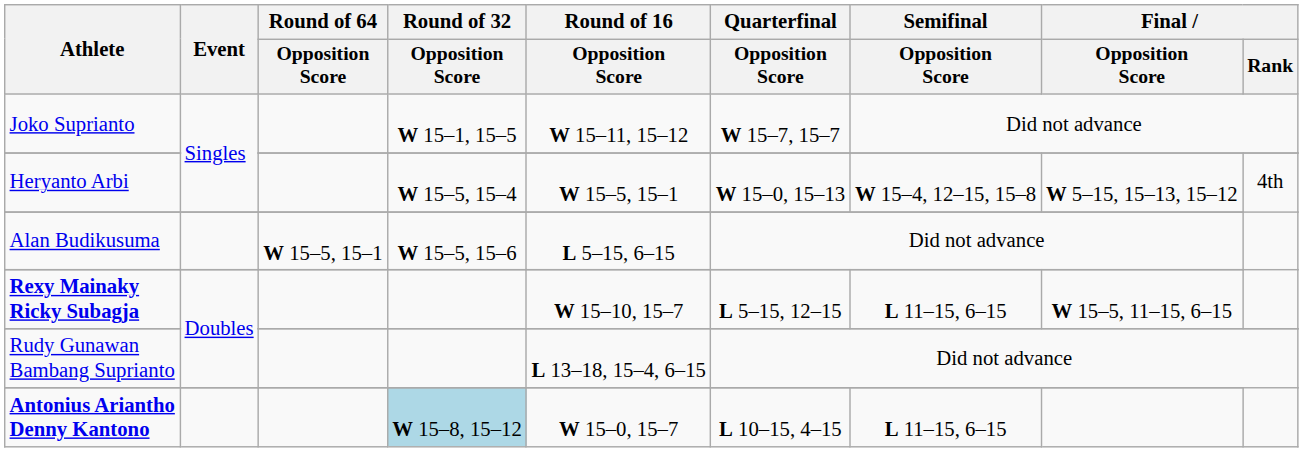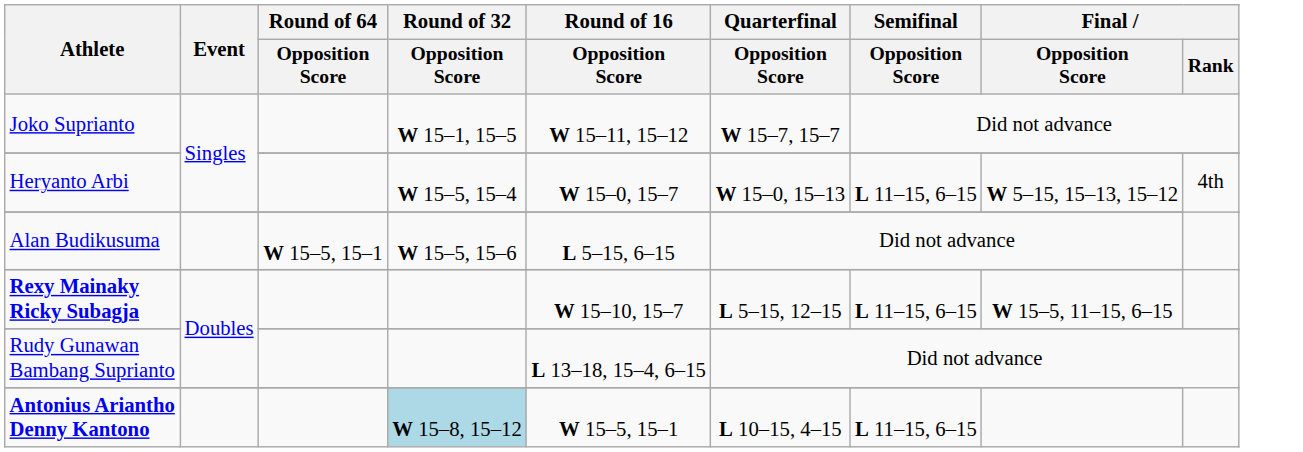(619, 194) W 15–5, 15–1 -> (619, 194) W 15–0, 15–7
(946, 194) W 15–4, 12–15, 15–8 -> (916, 194) L 11–15, 6–15
(619, 429) W 15–0, 15–7 -> (619, 429) W 15–5, 15–1
